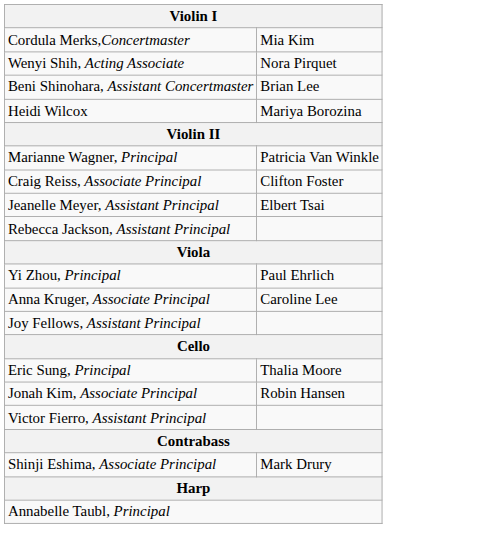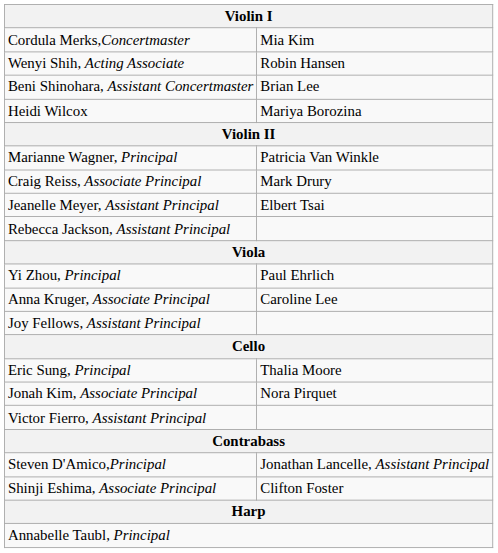(298, 63) Nora Pirquet -> (303, 63) Robin Hansen
(302, 181) Clifton Foster -> (296, 181) Mark Drury
(303, 393) Robin Hansen -> (298, 393) Nora Pirquet
+ row: (87, 464)
(296, 464) Mark Drury -> (302, 488) Clifton Foster
